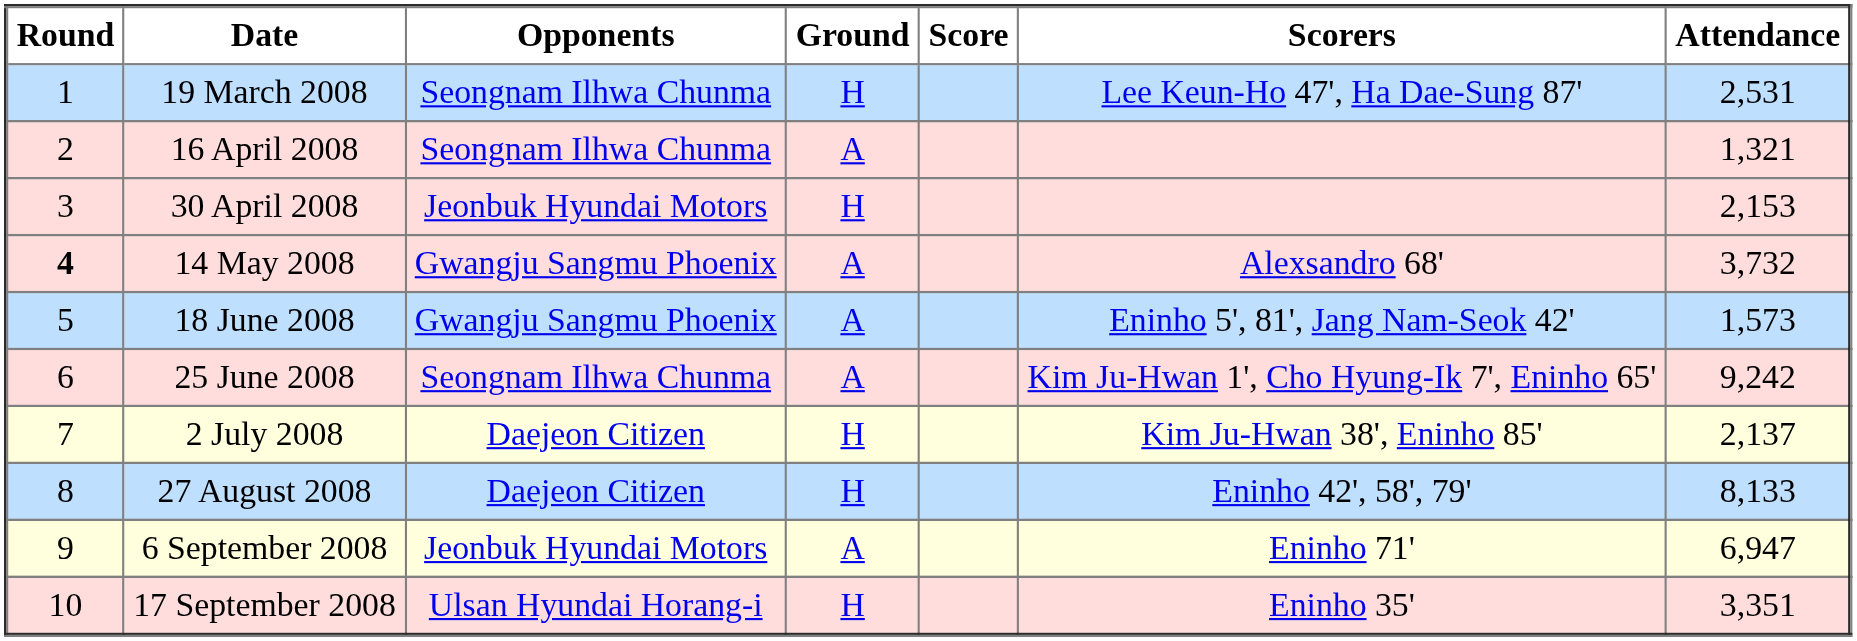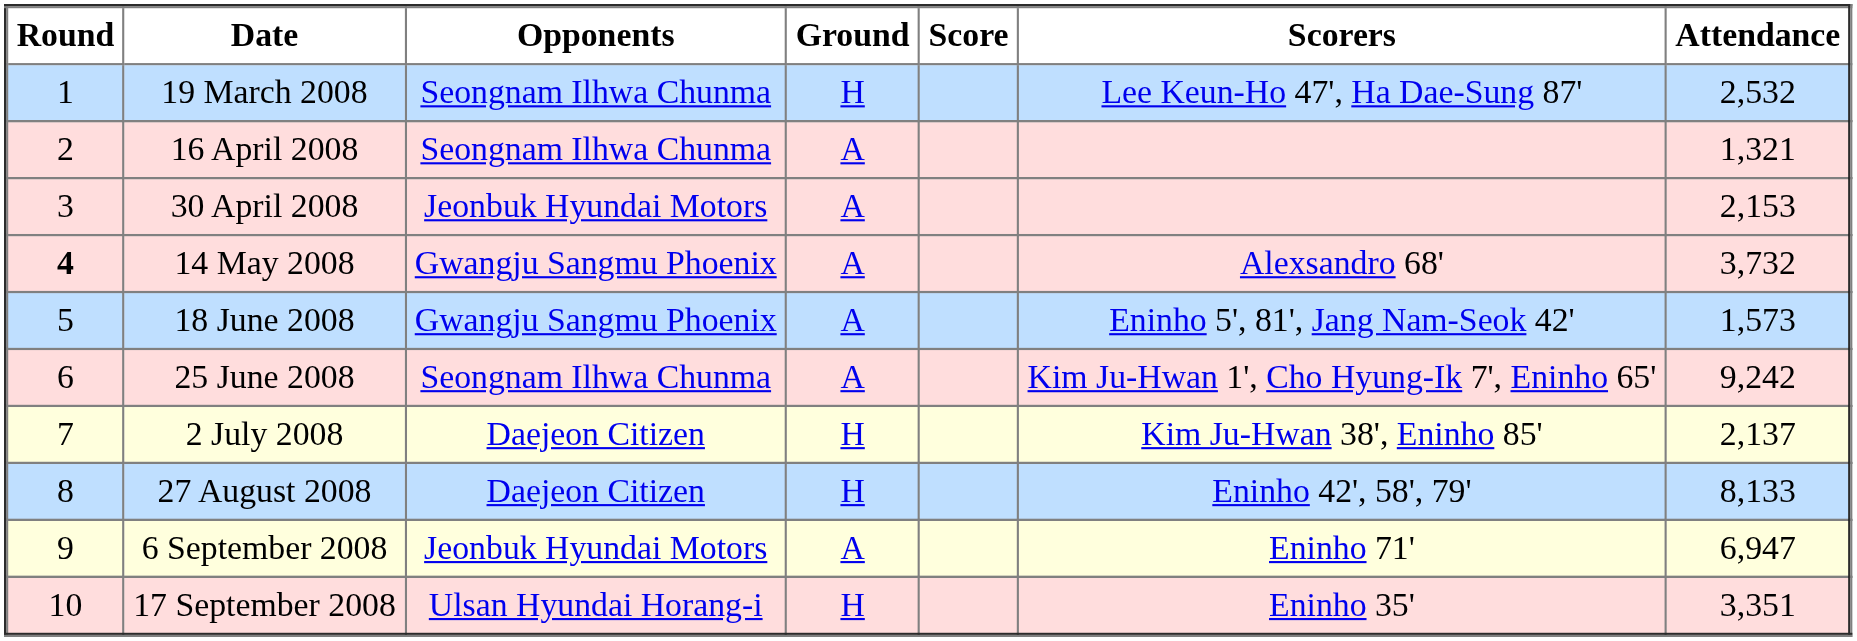(1758, 92) 2,531 -> (1758, 92) 2,532
(853, 206) H -> (853, 206) A
